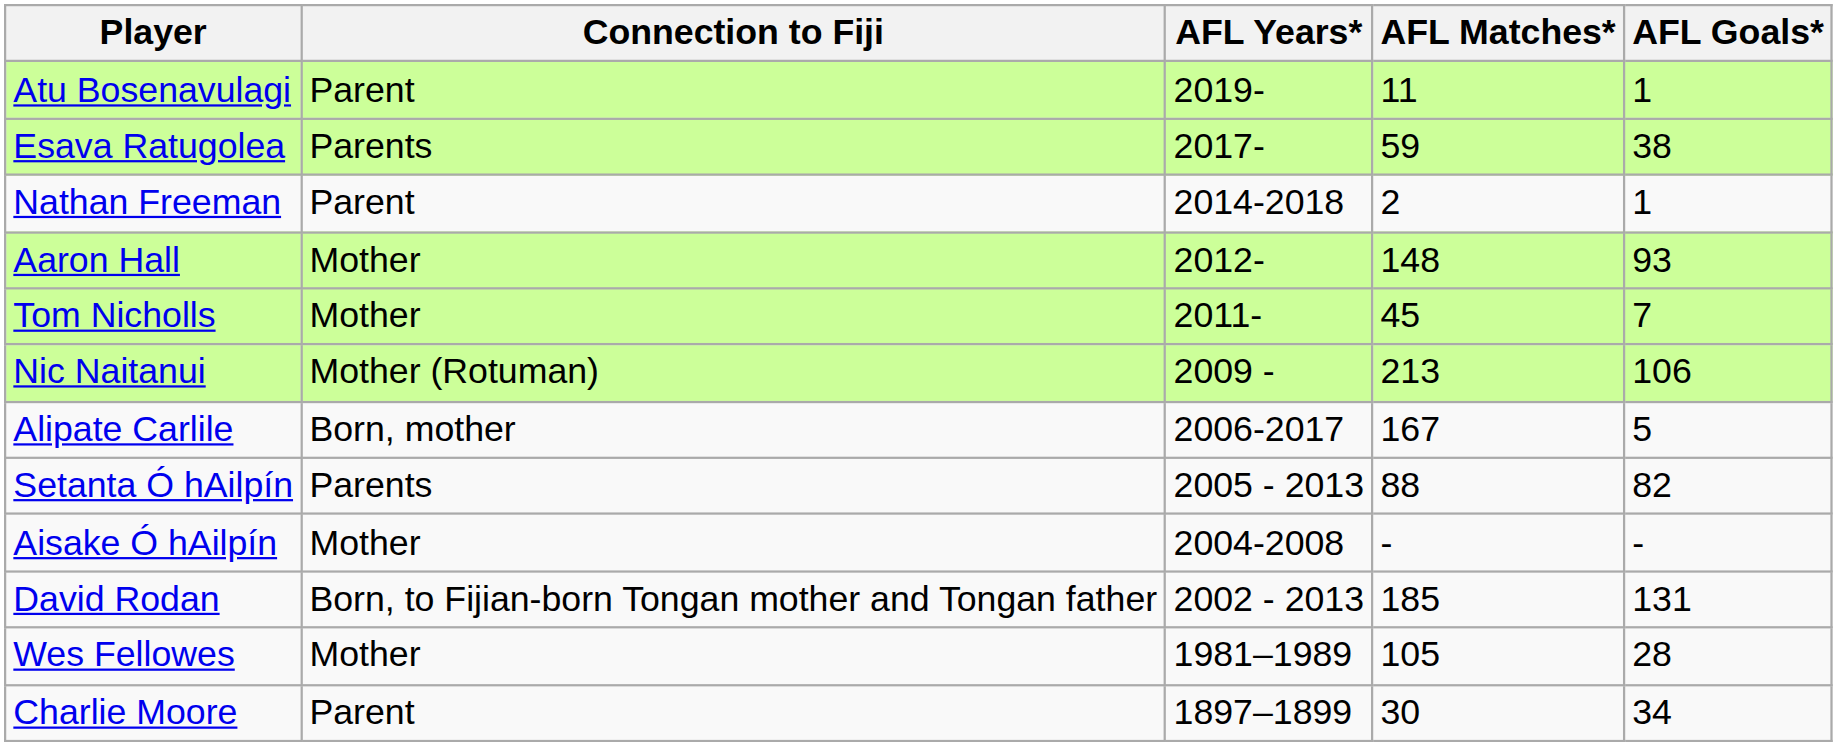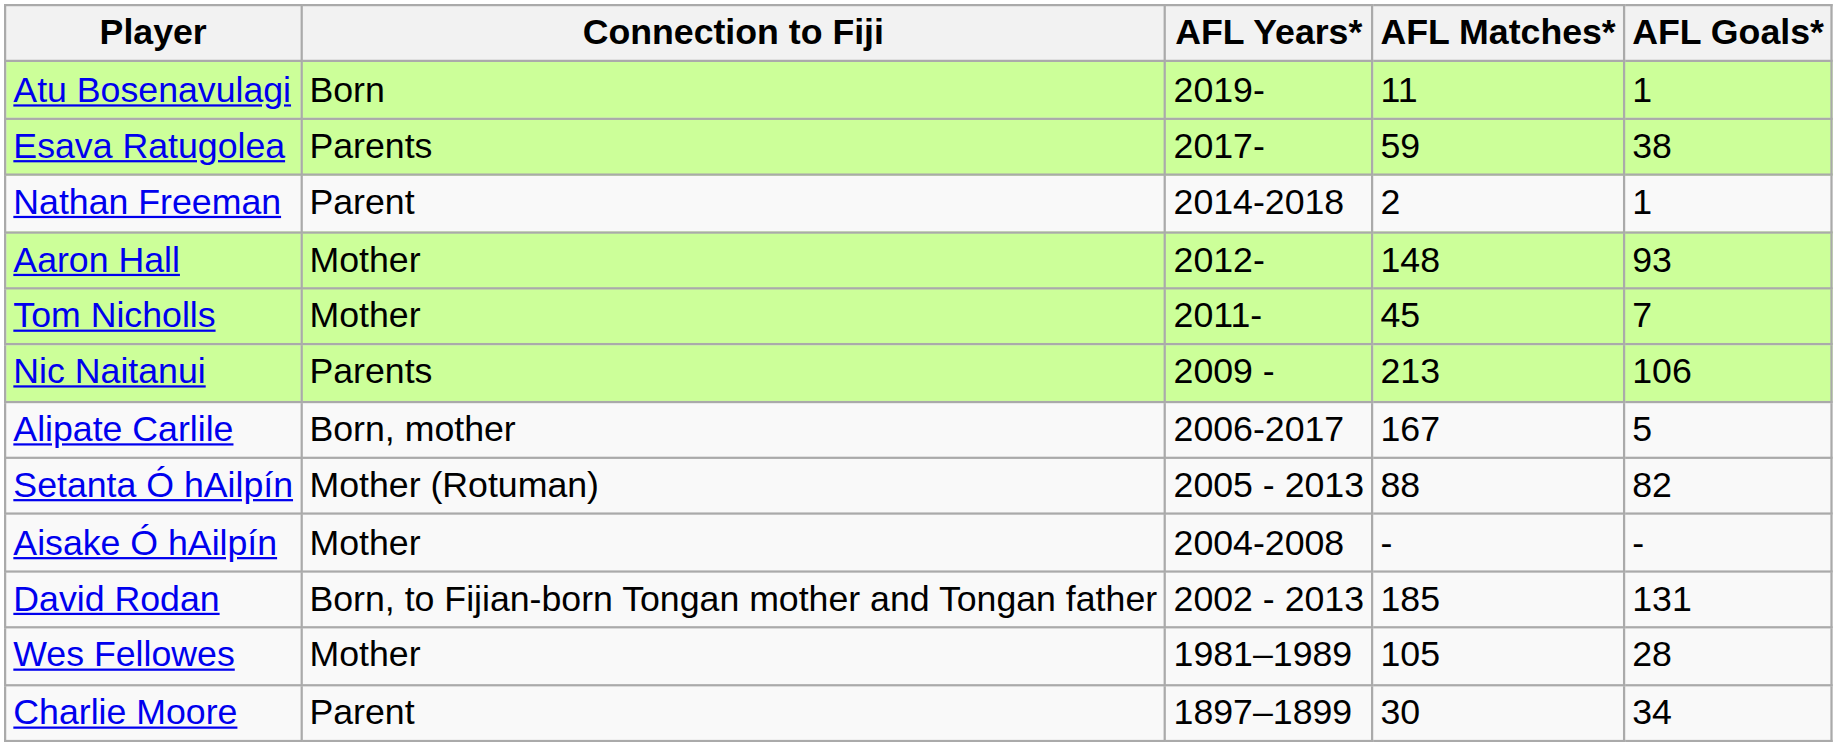(362, 89) Parent -> (347, 89) Born
(454, 372) Mother (Rotuman) -> (371, 372) Parents
(371, 485) Parents -> (454, 485) Mother (Rotuman)
